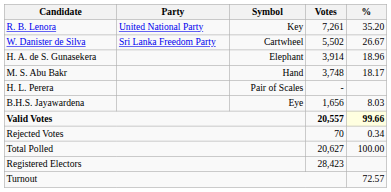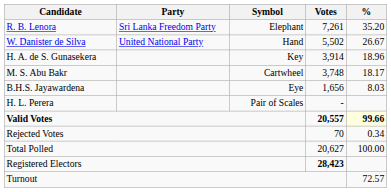(161, 27) United National Party -> (167, 27) Sri Lanka Freedom Party
(295, 27) Key -> (286, 27) Elephant
(167, 42) Sri Lanka Freedom Party -> (161, 42) United National Party
(284, 42) Cartwheel -> (293, 42) Hand
(286, 57) Elephant -> (295, 57) Key
(293, 73) Hand -> (284, 73) Cartwheel
rows swapped: (45, 103) <-> (30, 88)
(331, 164) normal -> (331, 164) bold
